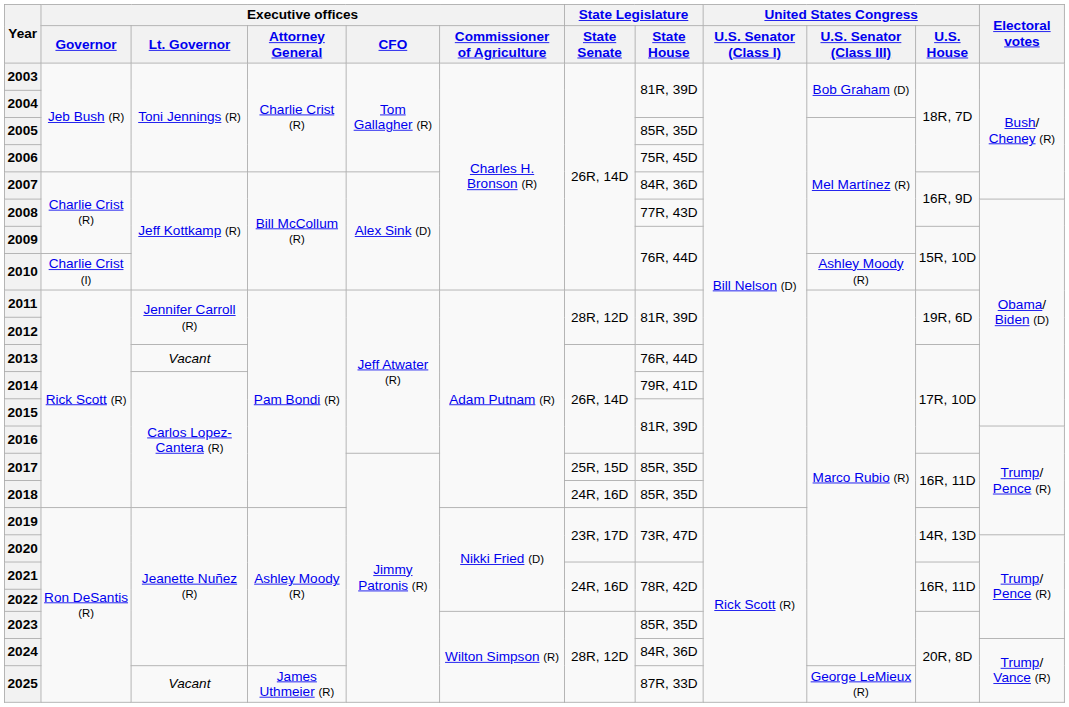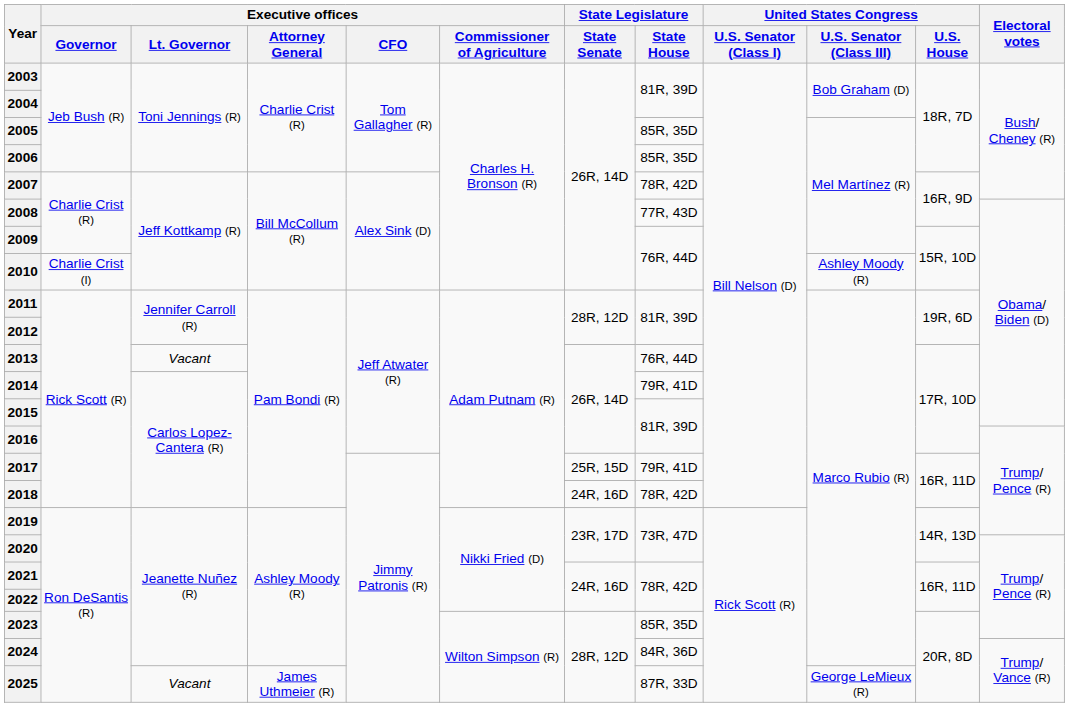(669, 158) 75R, 45D -> (669, 158) 85R, 35D
(669, 185) 84R, 36D -> (669, 185) 78R, 42D
(669, 467) 85R, 35D -> (669, 467) 79R, 41D
(669, 494) 85R, 35D -> (669, 494) 78R, 42D
